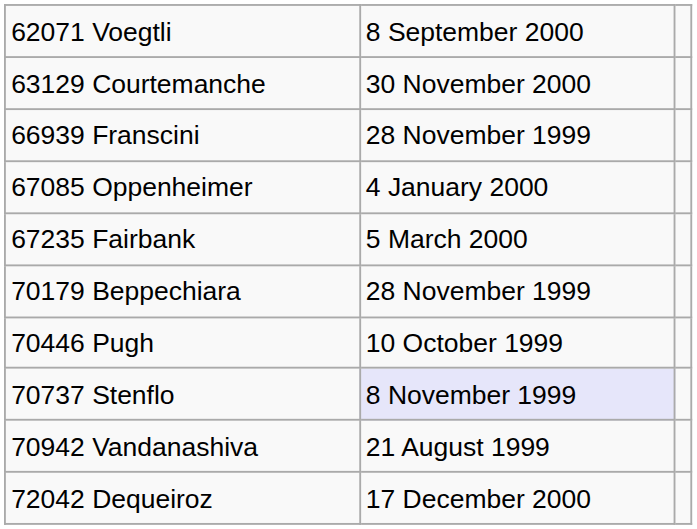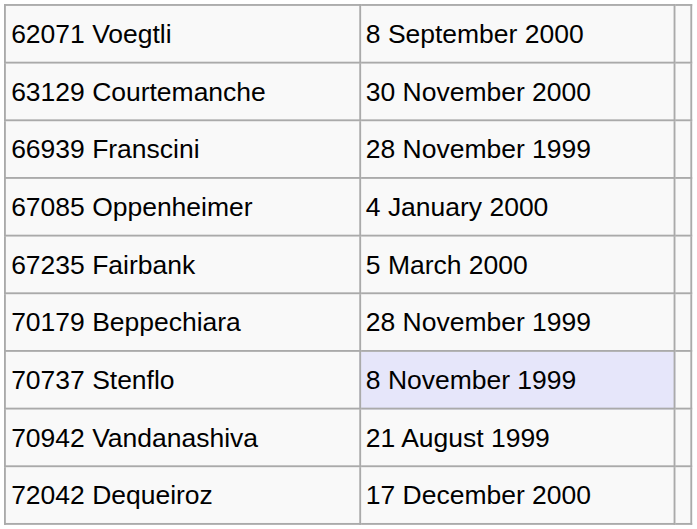- row: (83, 343)
